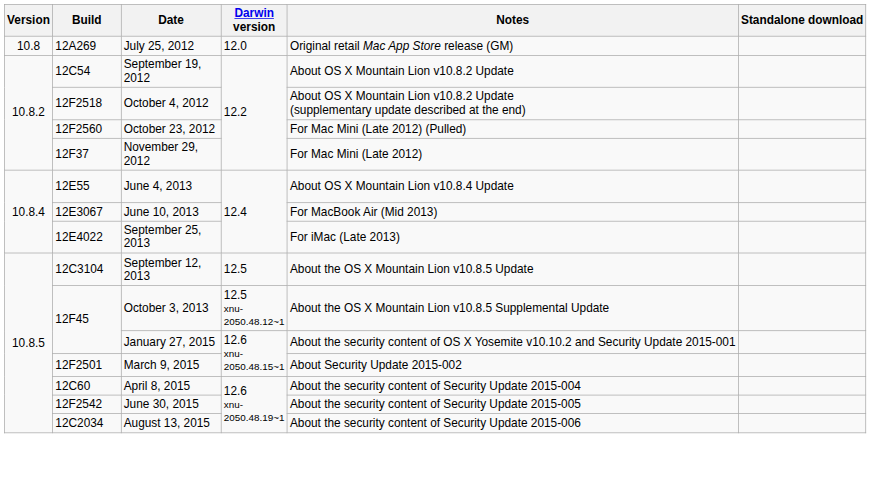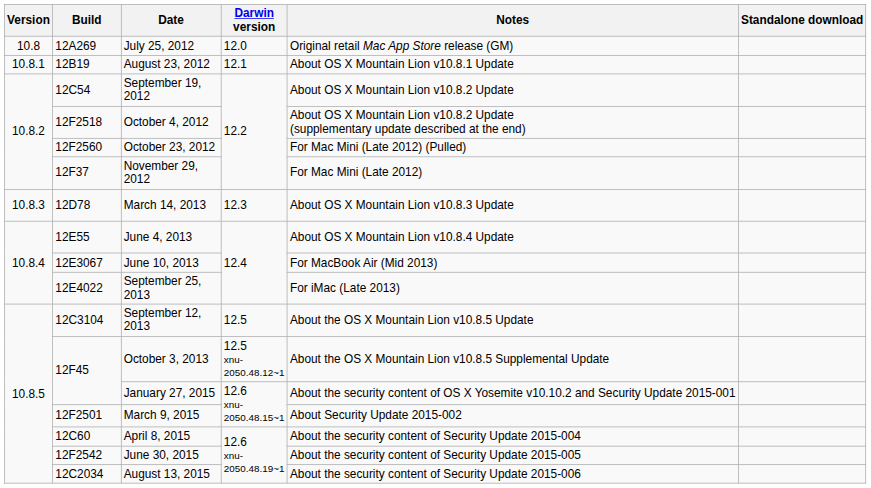+ row: (167, 64)
+ row: (165, 205)
